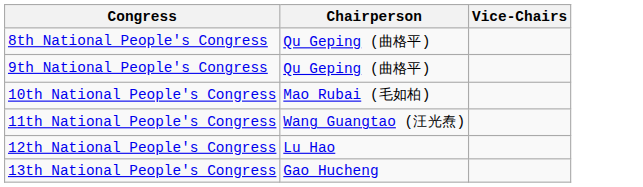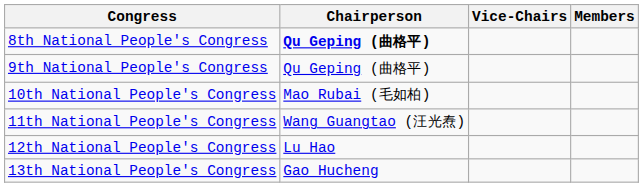+ column: (604, 16)
(357, 42) normal -> (357, 42) bold
